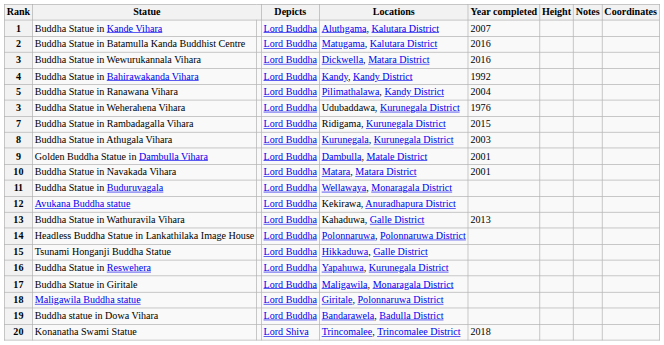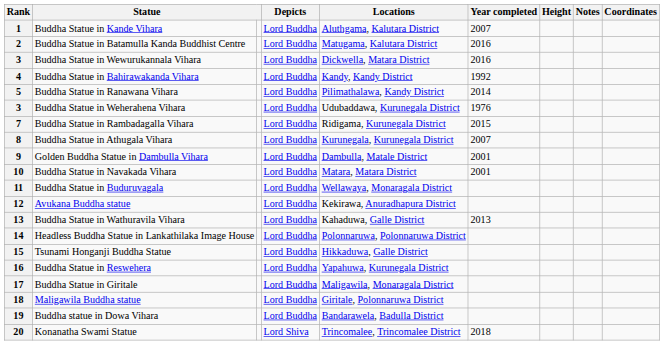(481, 92) 2004 -> (481, 92) 2014
(481, 140) 2003 -> (481, 140) 2007
